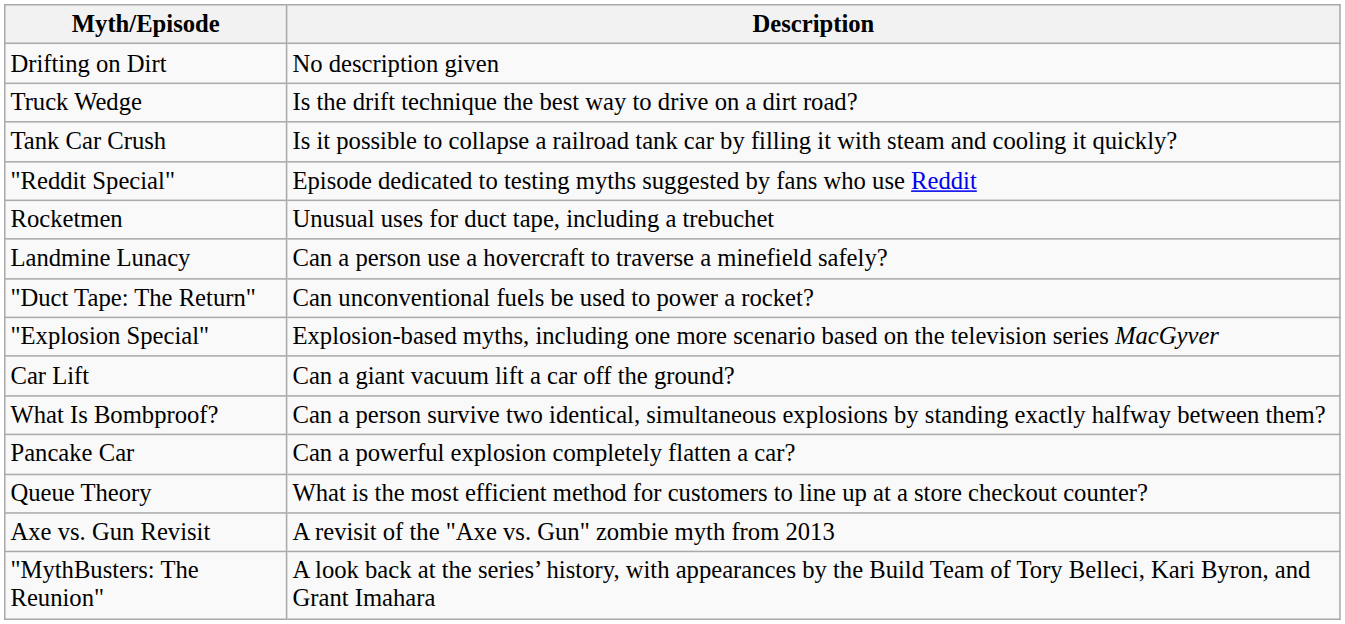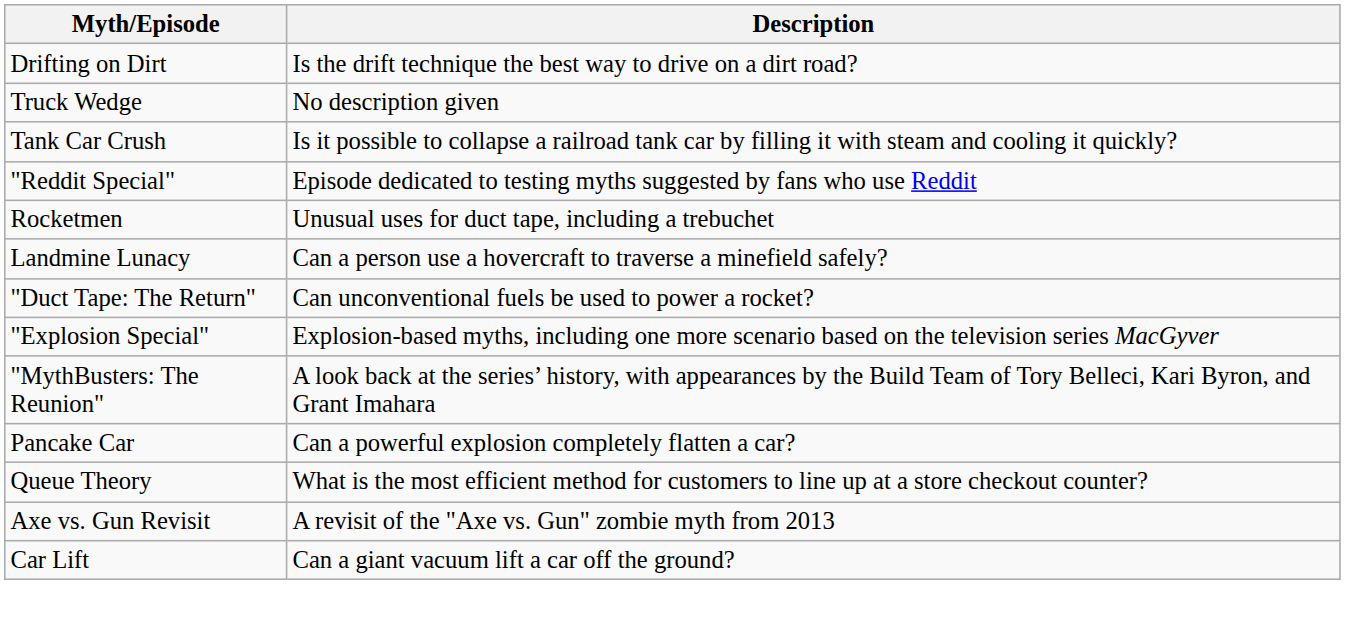(396, 63) No description given -> (575, 63) Is the drift technique the best way to drive on a dirt road?
(575, 102) Is the drift technique the best way to drive on a dirt road? -> (396, 102) No description given
rows swapped: (50, 375) <-> (105, 584)
- row: (114, 414)
